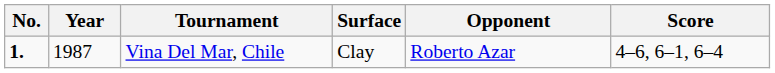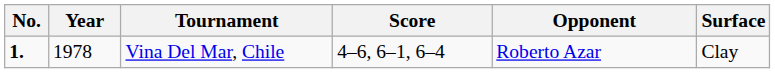columns swapped: (369, 19) <-> (690, 19)
(73, 51) 1987 -> (73, 51) 1978
